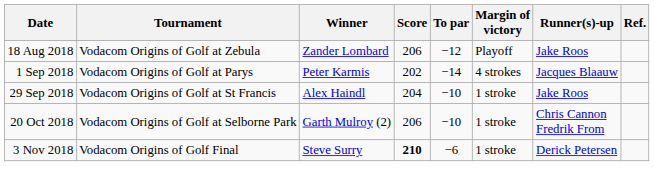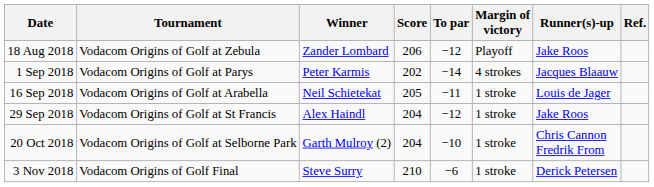+ row: (41, 93)
(451, 93) −10 -> (451, 114) −12
(412, 122) 206 -> (412, 143) 204
(412, 150) bold -> (412, 171) normal
